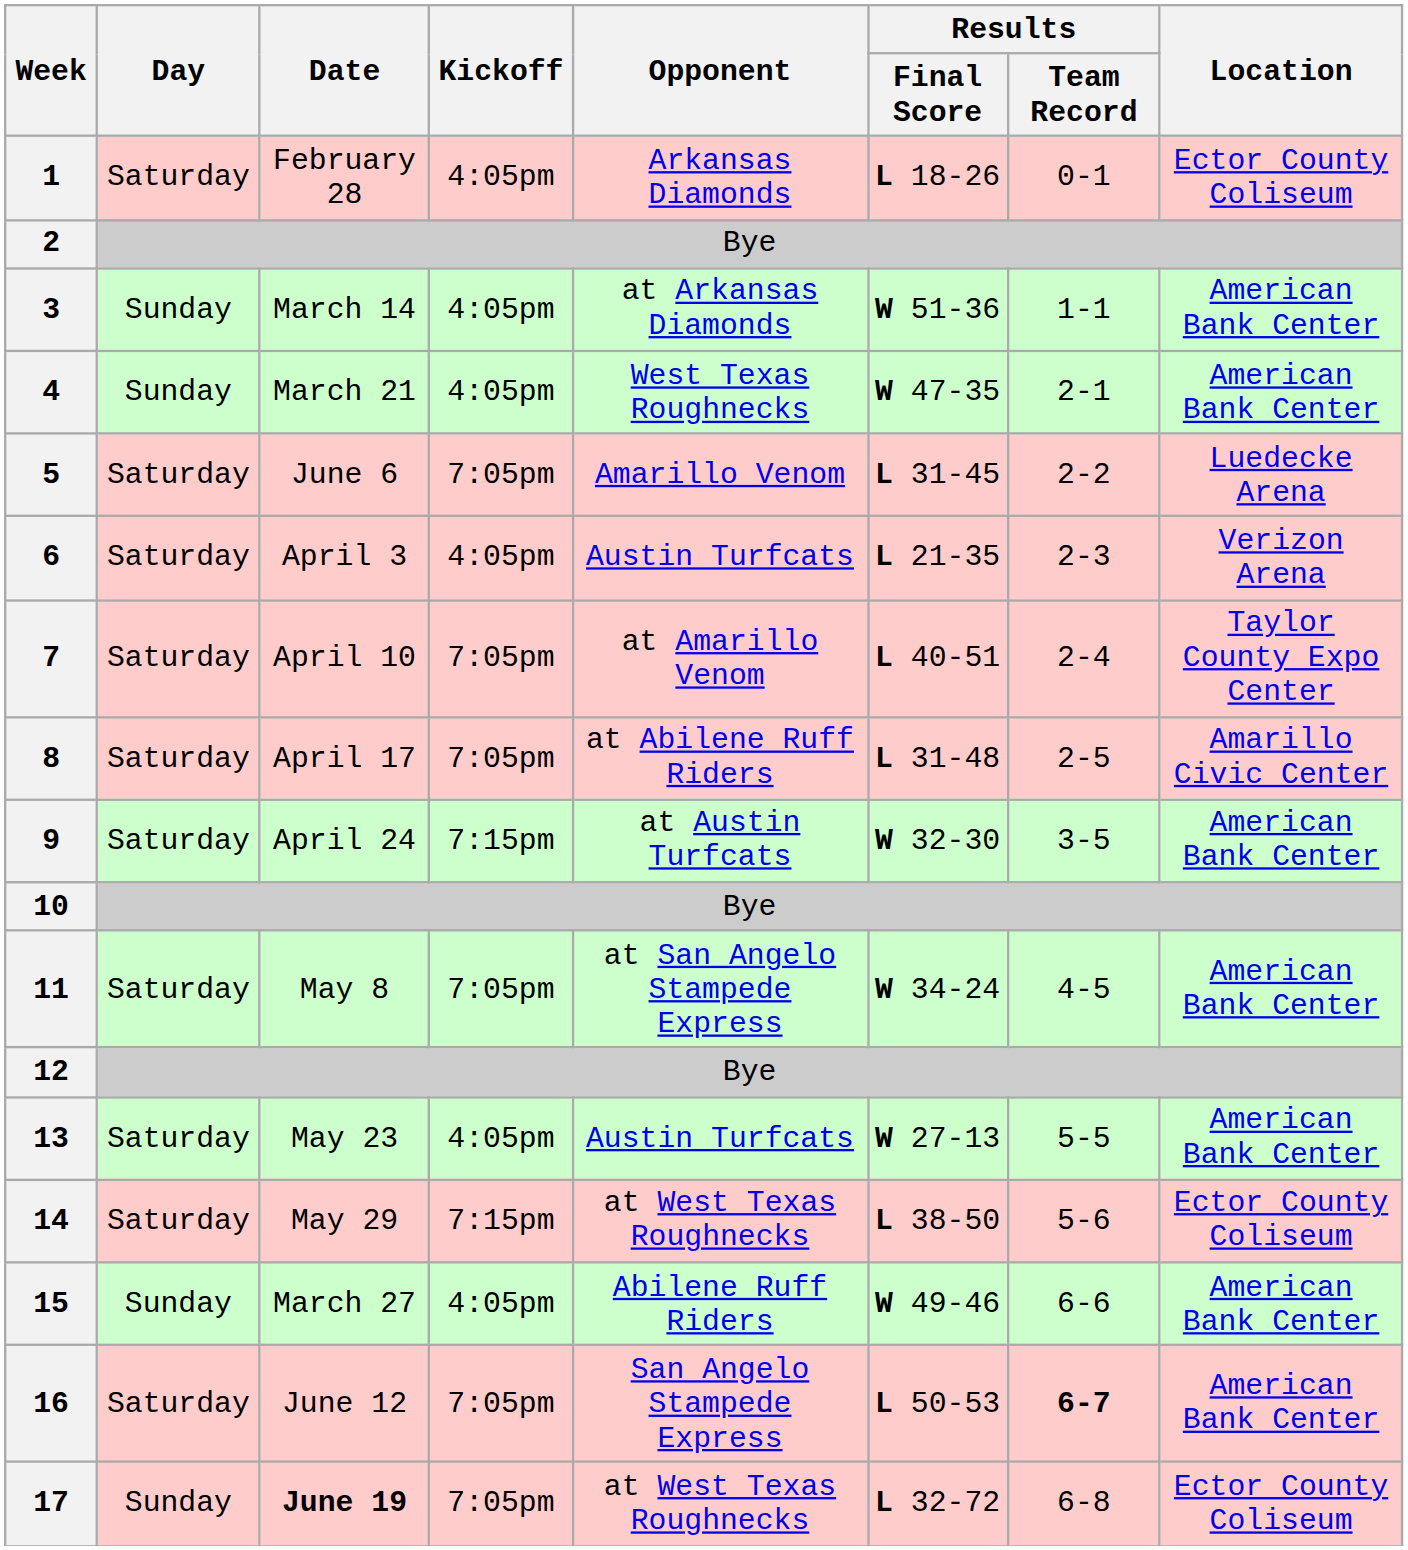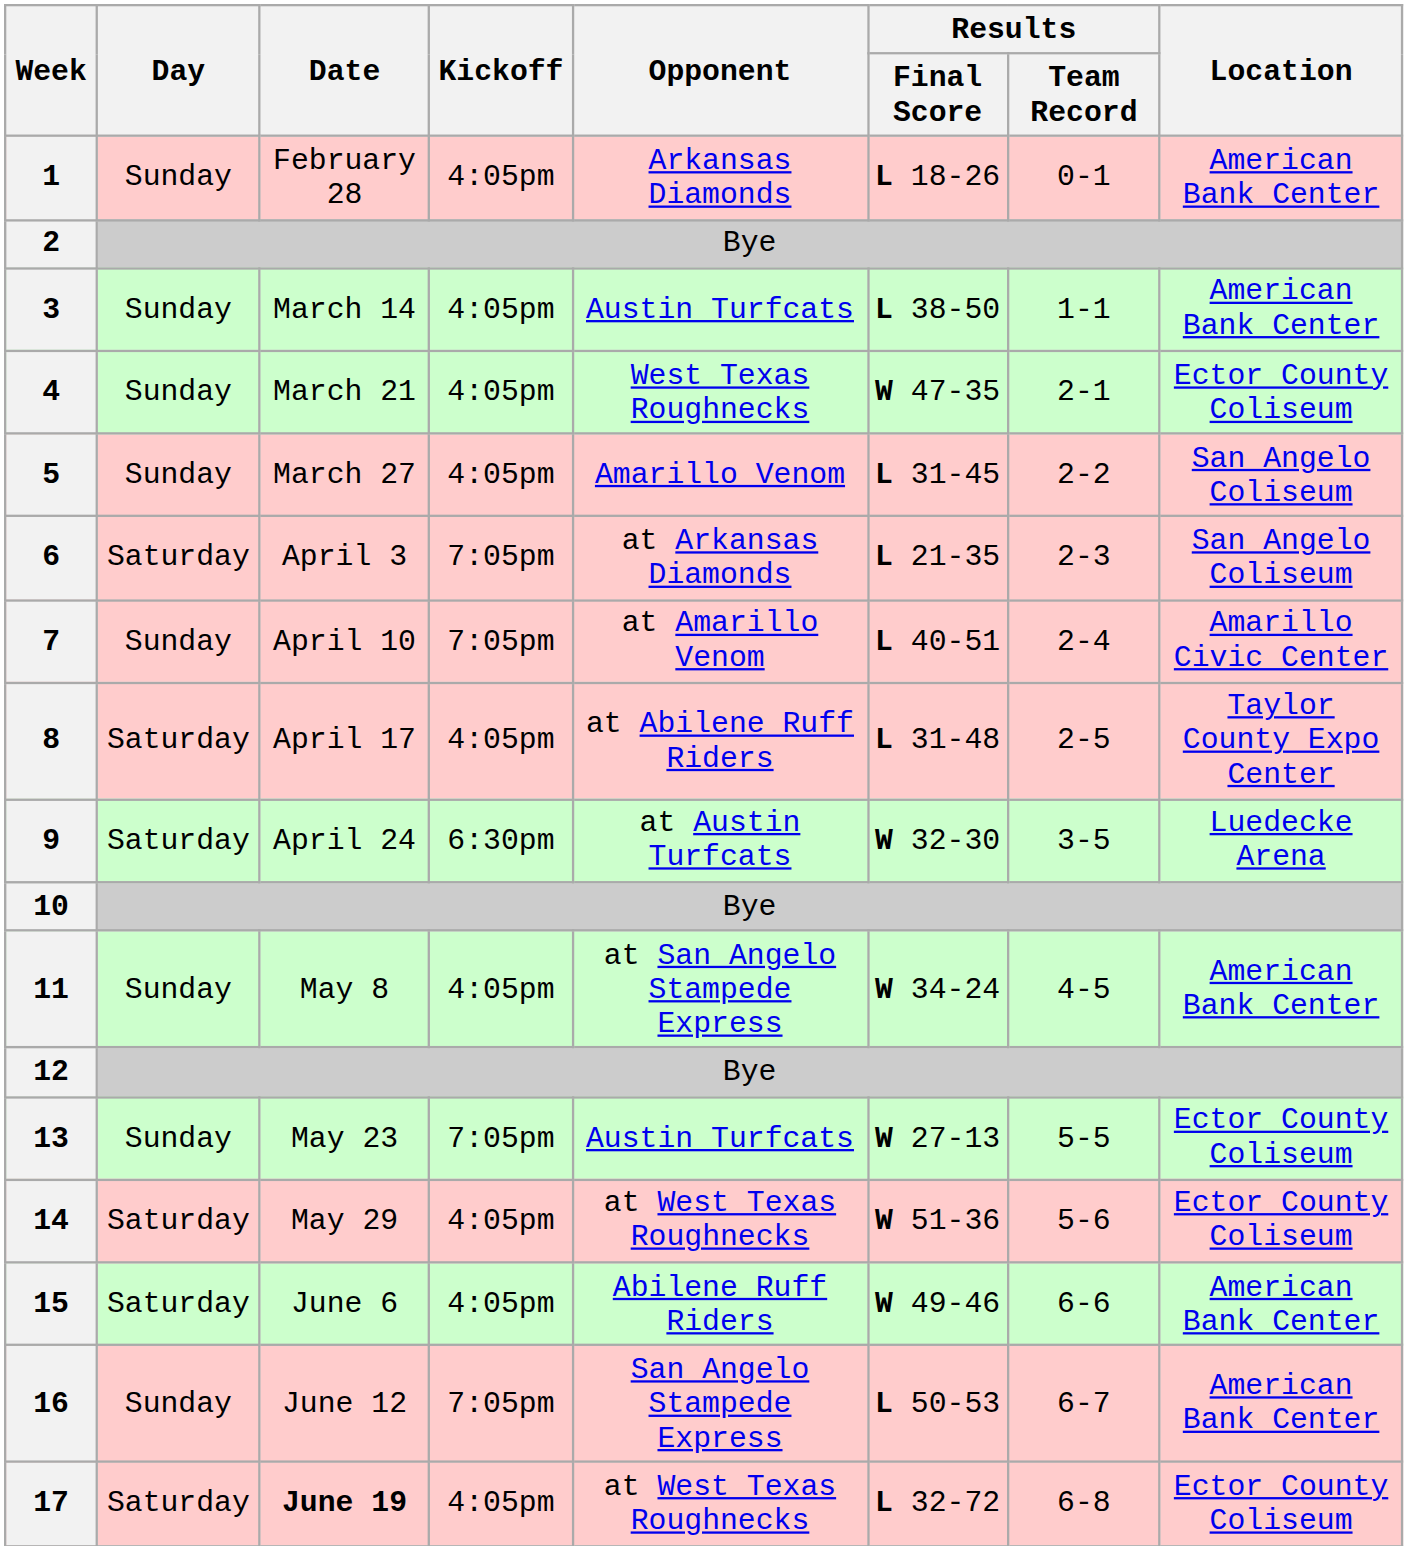(178, 178) Saturday -> (178, 178) Sunday
(1281, 178) Ector County Coliseum -> (1281, 178) American Bank Center
(720, 309) at Arkansas Diamonds -> (720, 309) Austin Turfcats
(938, 309) W 51-36 -> (938, 309) L 38-50
(1281, 392) American Bank Center -> (1281, 392) Ector County Coliseum
(178, 475) Saturday -> (178, 475) Sunday
(345, 475) June 6 -> (345, 475) March 27
(501, 475) 7:05pm -> (501, 475) 4:05pm
(1281, 475) Luedecke Arena -> (1281, 475) San Angelo Coliseum
(501, 558) 4:05pm -> (501, 558) 7:05pm
(720, 558) Austin Turfcats -> (720, 558) at Arkansas Diamonds
(1281, 558) Verizon Arena -> (1281, 558) San Angelo Coliseum
(178, 658) Saturday -> (178, 641) Sunday
(1281, 658) Taylor County Expo Center -> (1281, 641) Amarillo Civic Center
(501, 758) 7:05pm -> (501, 741) 4:05pm
(1281, 758) Amarillo Civic Center -> (1281, 741) Taylor County Expo Center
(501, 841) 7:15pm -> (501, 841) 6:30pm
(1281, 841) American Bank Center -> (1281, 841) Luedecke Arena
(178, 989) Saturday -> (178, 989) Sunday
(501, 989) 7:05pm -> (501, 989) 4:05pm
(178, 1138) Saturday -> (178, 1138) Sunday
(501, 1138) 4:05pm -> (501, 1138) 7:05pm
(1281, 1138) American Bank Center -> (1281, 1138) Ector County Coliseum
(501, 1221) 7:15pm -> (501, 1221) 4:05pm
(938, 1221) L 38-50 -> (938, 1221) W 51-36
(178, 1304) Sunday -> (178, 1304) Saturday
(345, 1304) March 27 -> (345, 1304) June 6
(178, 1404) Saturday -> (178, 1404) Sunday
(1084, 1404) bold -> (1084, 1404) normal
(178, 1504) Sunday -> (178, 1504) Saturday
(501, 1504) 7:05pm -> (501, 1504) 4:05pm
